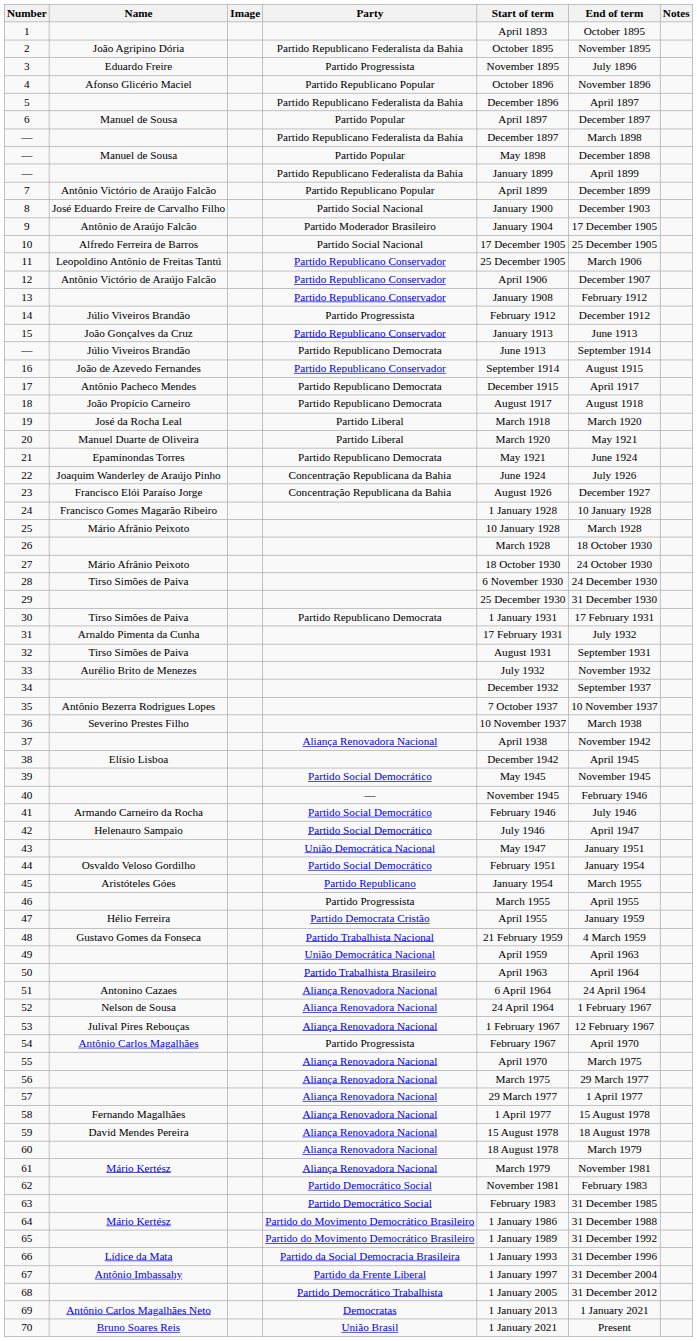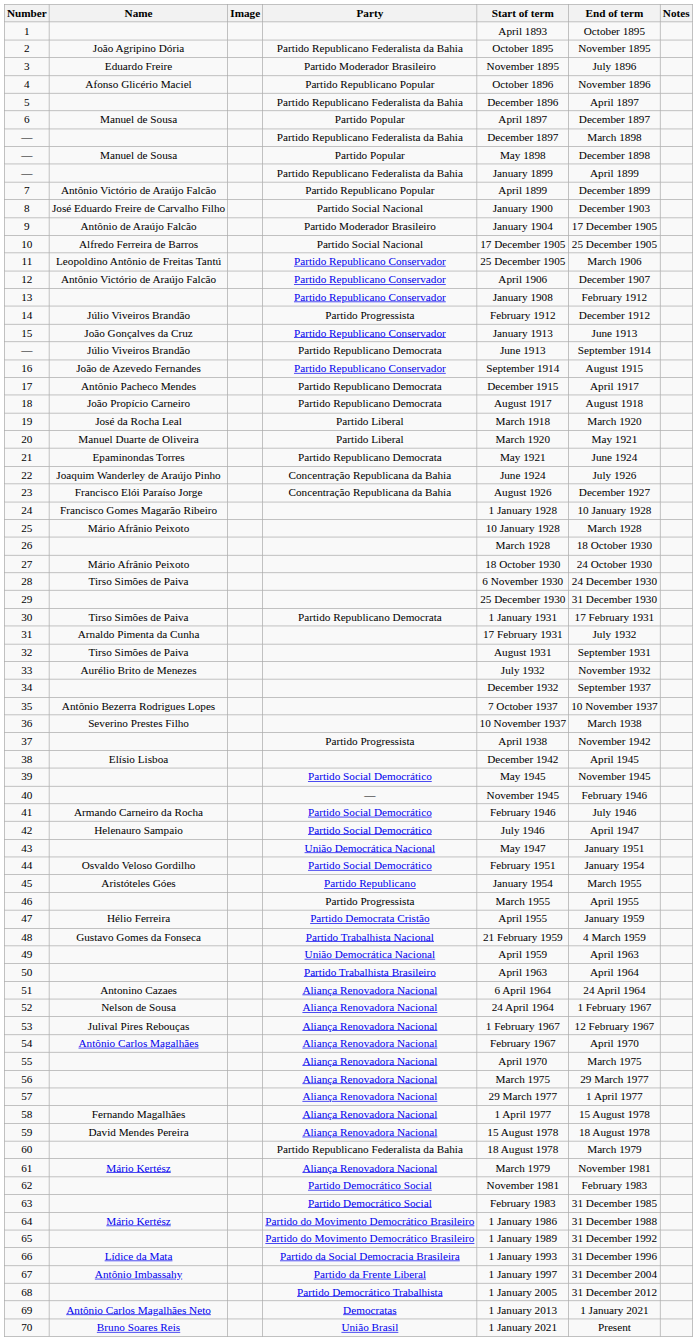(370, 66) Partido Progressista -> (370, 66) Partido Moderador Brasileiro
(370, 741) Aliança Renovadora Nacional -> (370, 741) Partido Progressista
(370, 1043) Partido Progressista -> (370, 1043) Aliança Renovadora Nacional
(370, 1150) Aliança Renovadora Nacional -> (370, 1150) Partido Republicano Federalista da Bahia
